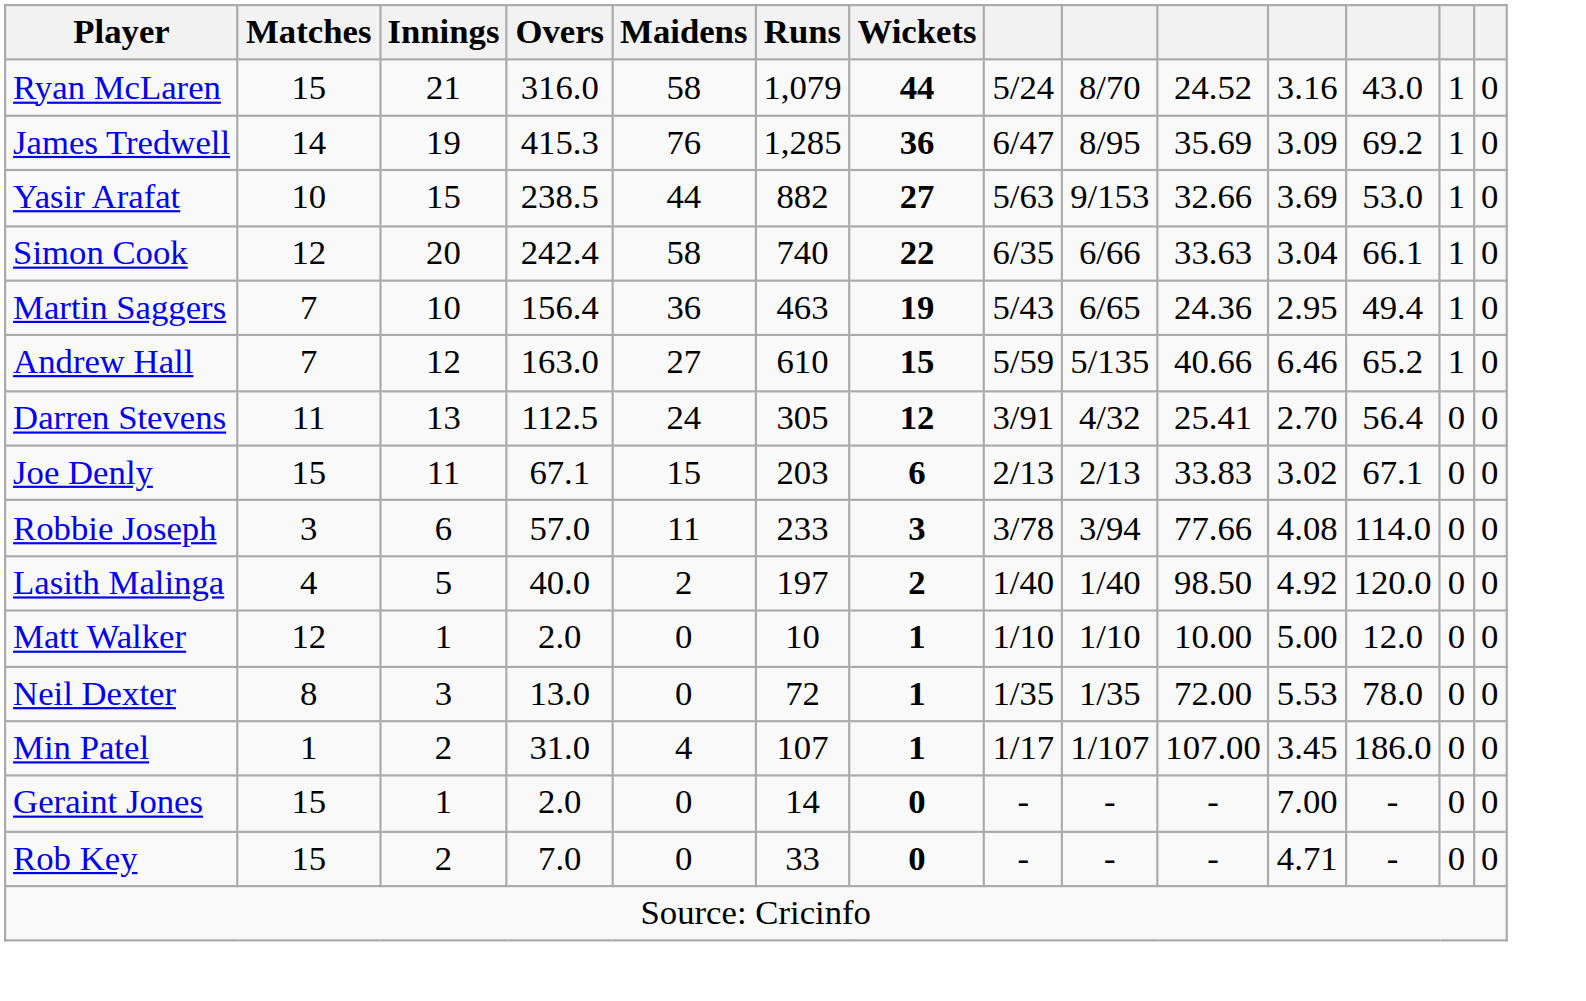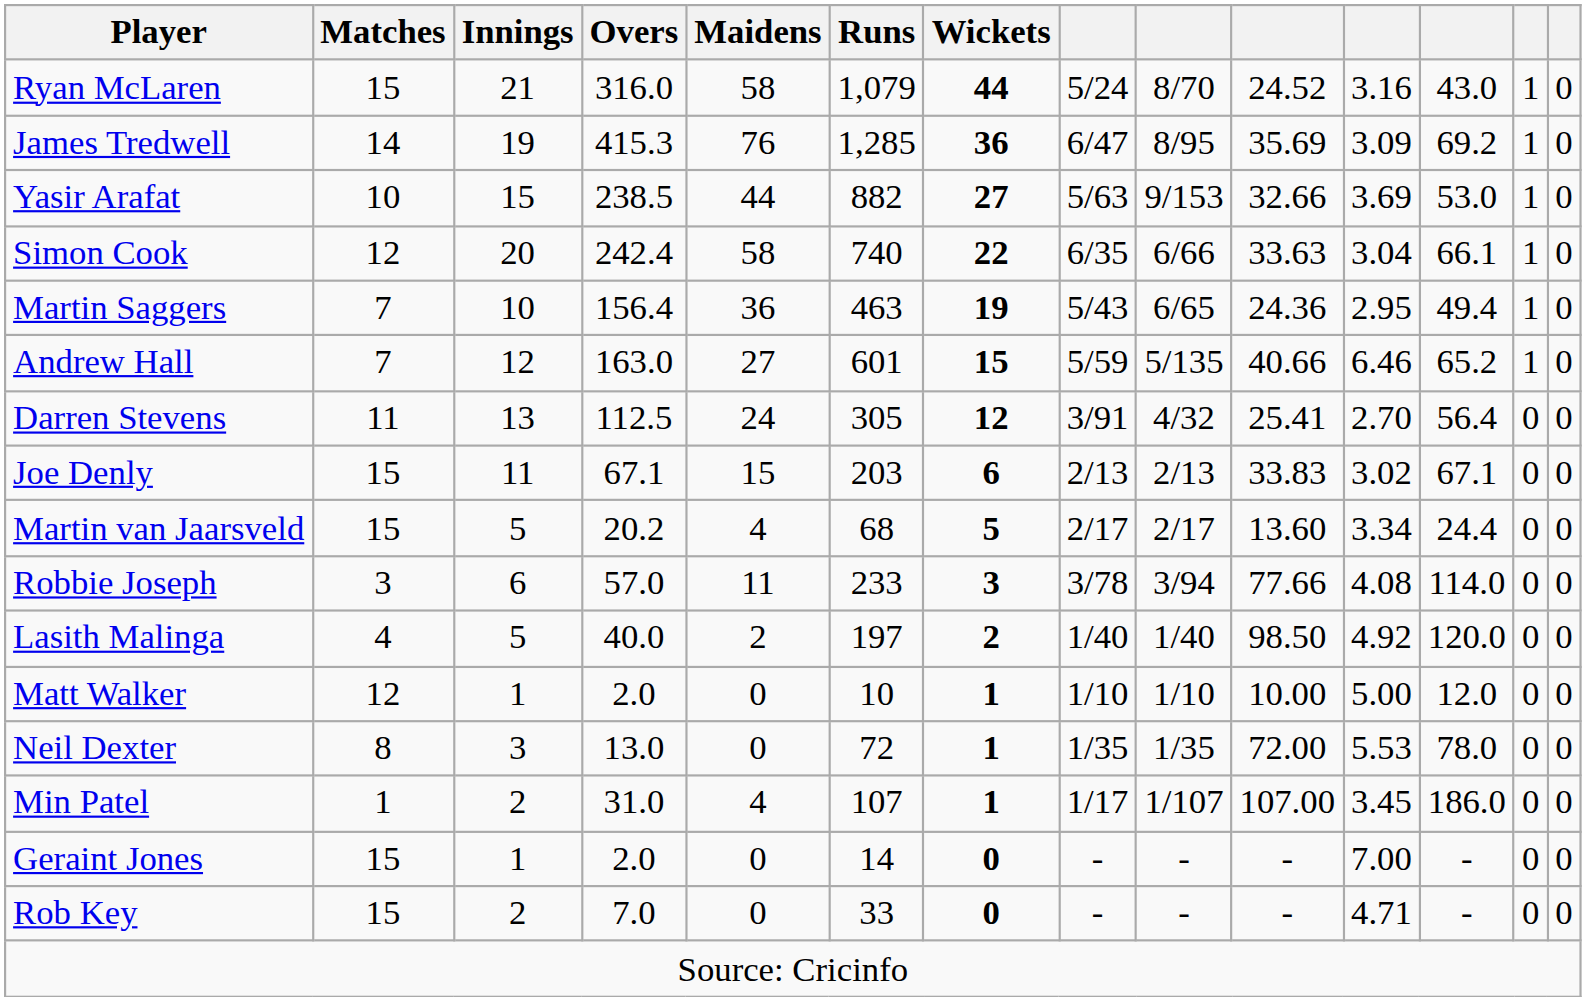(802, 362) 610 -> (877, 362) 601
+ row: (159, 527)
